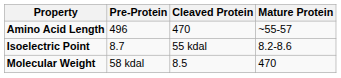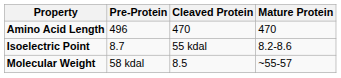(275, 30) ~55-57 -> (267, 30) 470
(267, 64) 470 -> (275, 64) ~55-57
